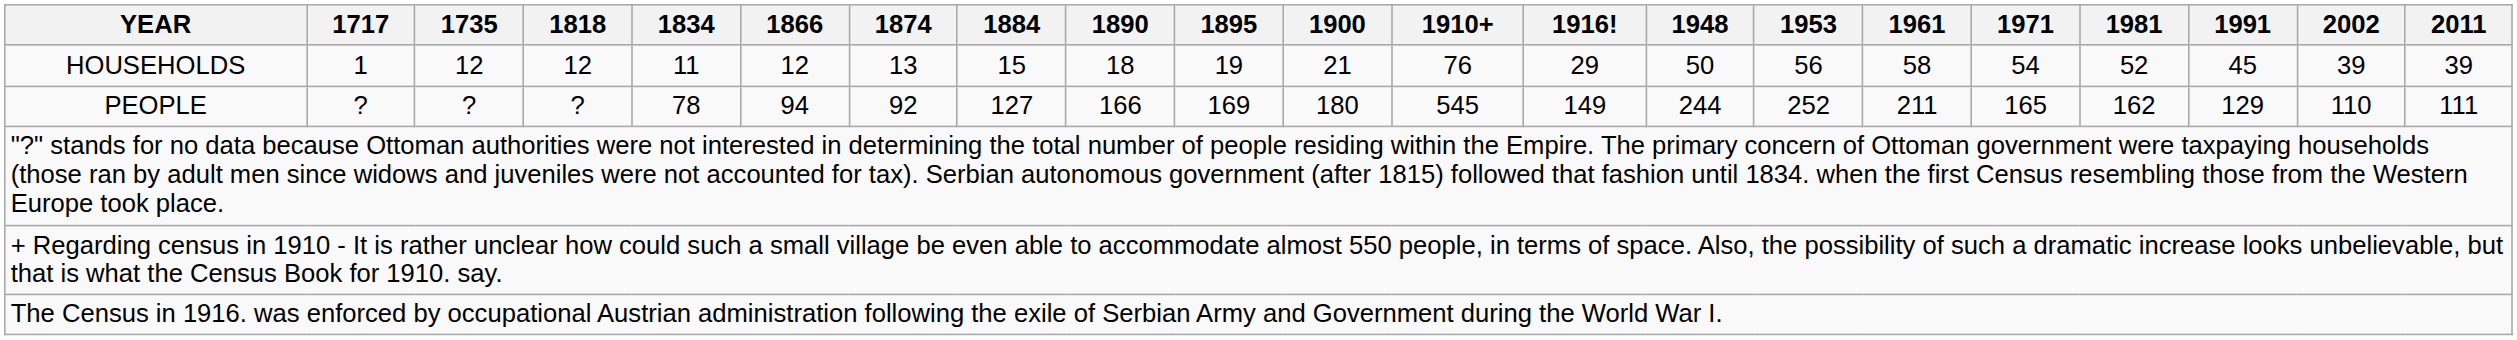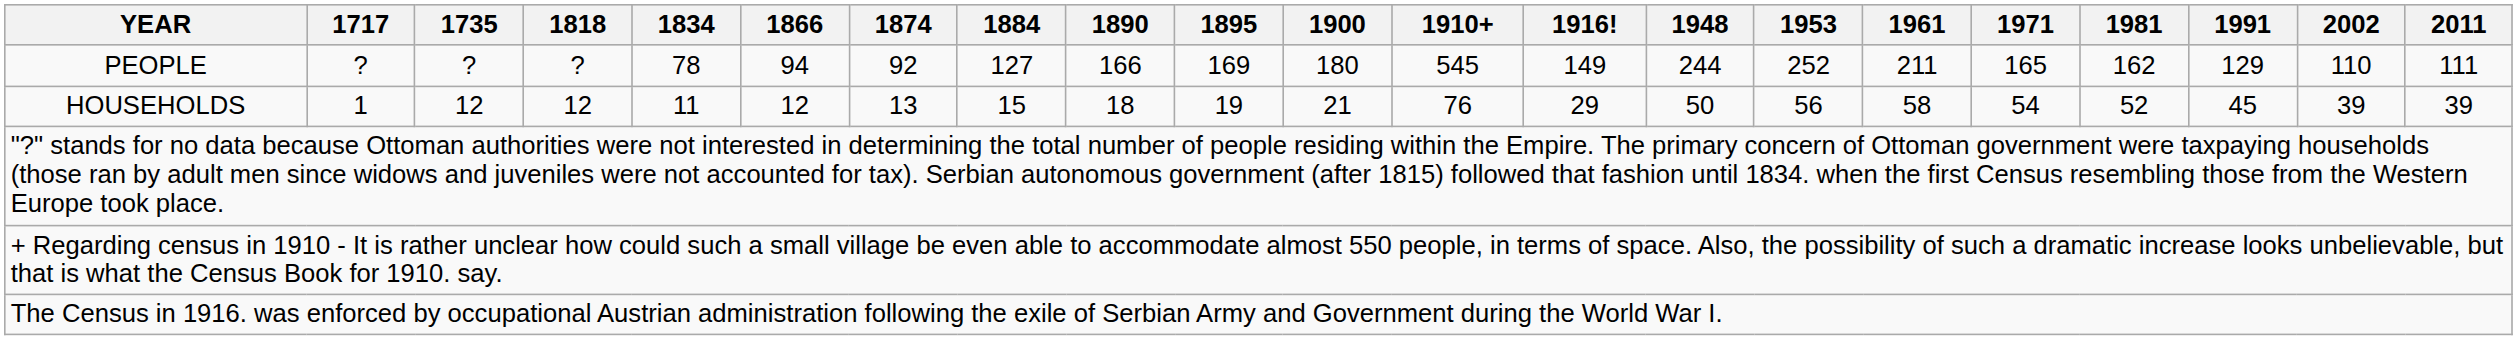rows swapped: (156, 65) <-> (156, 106)
